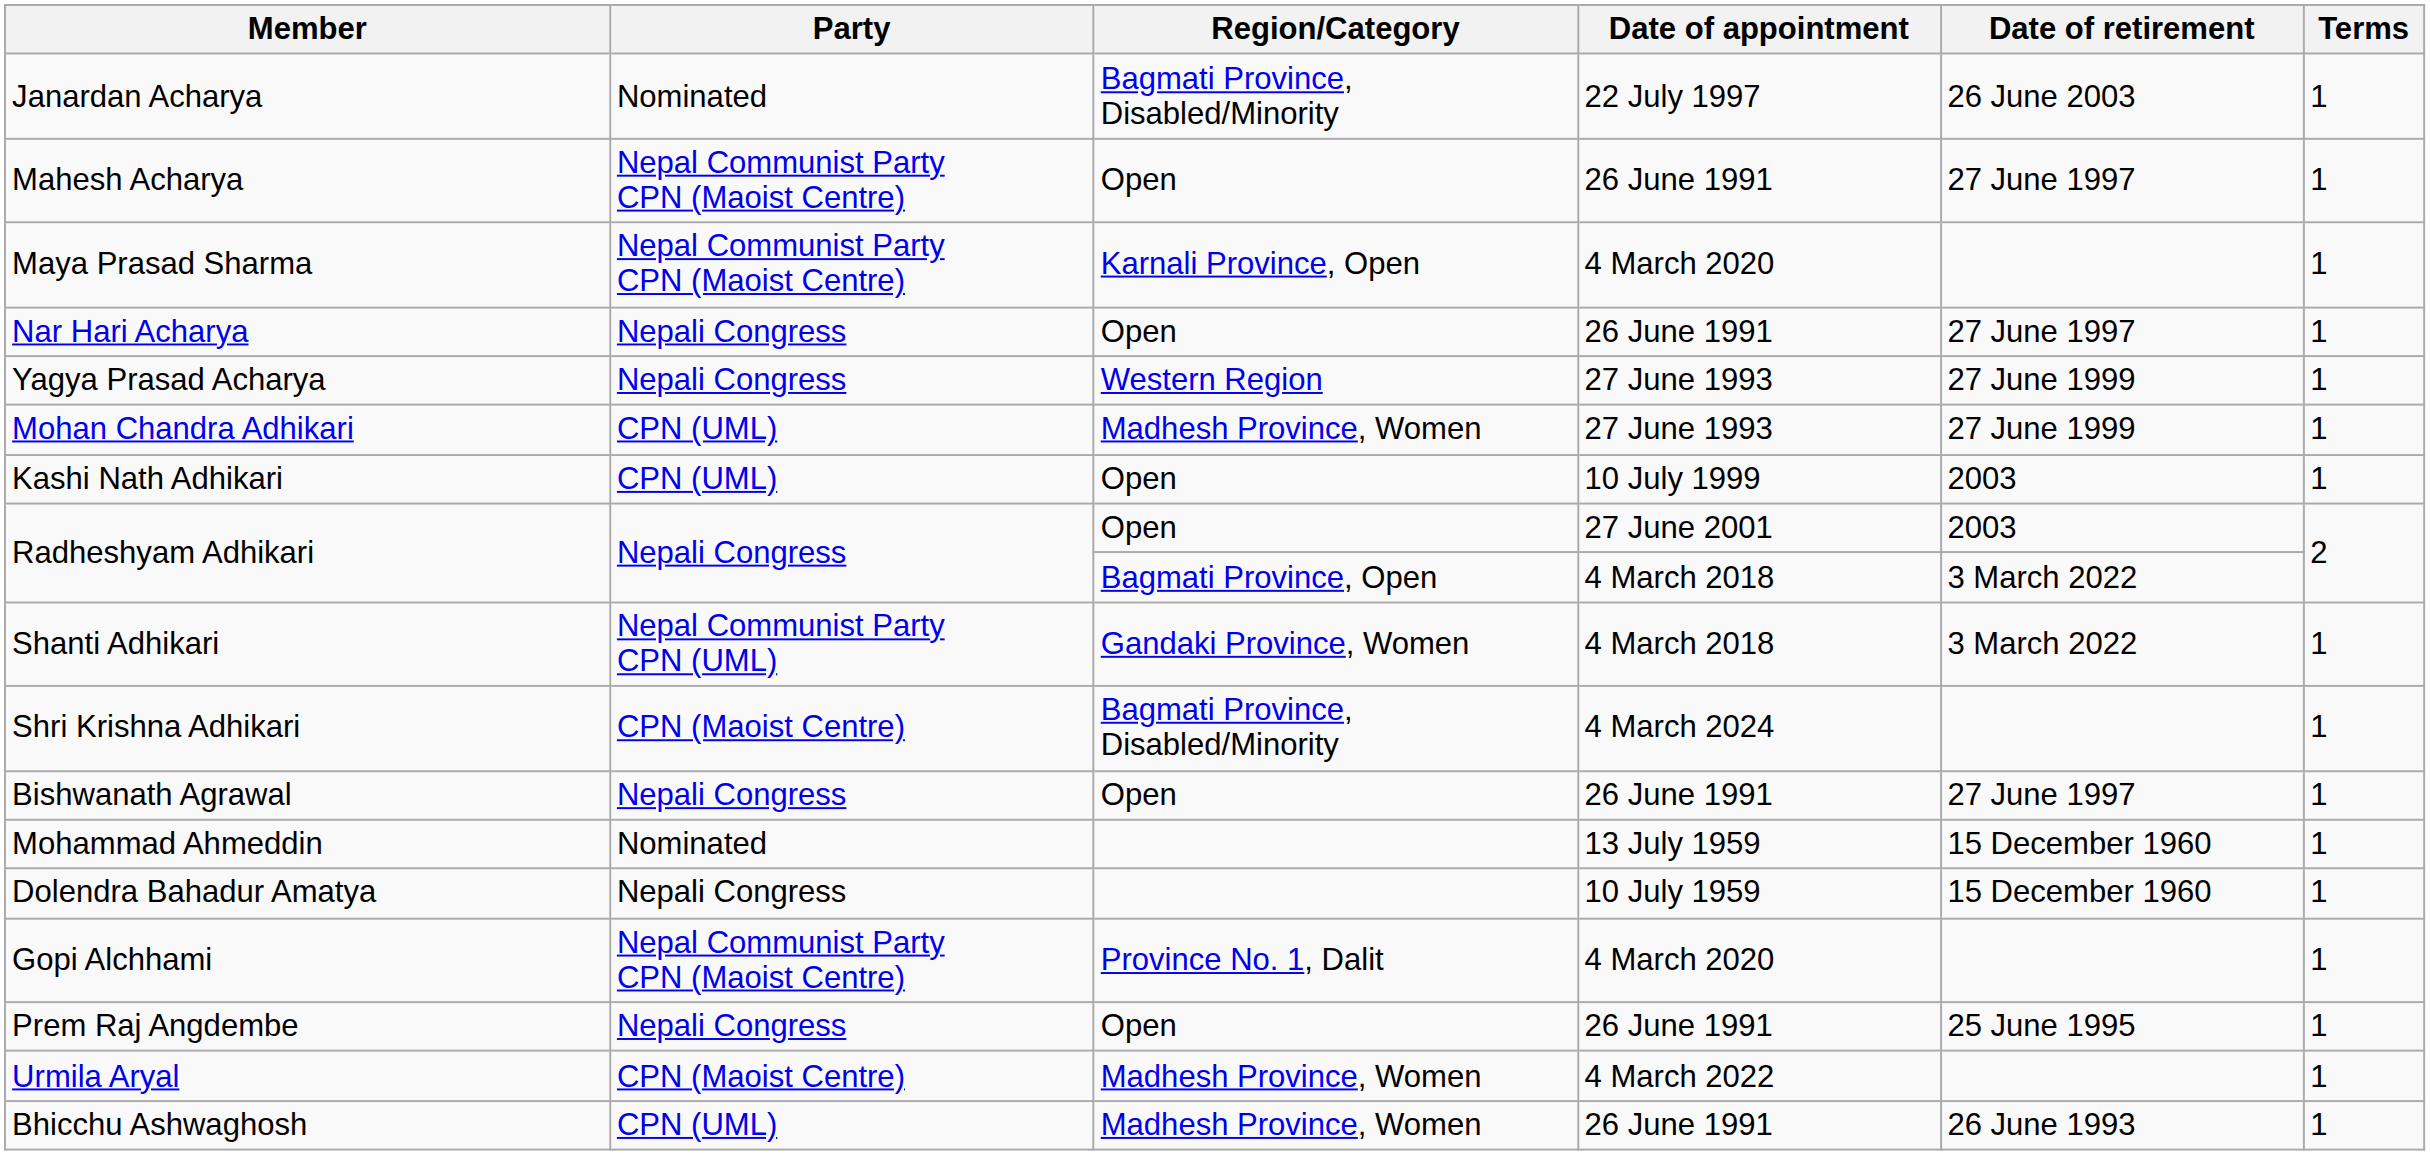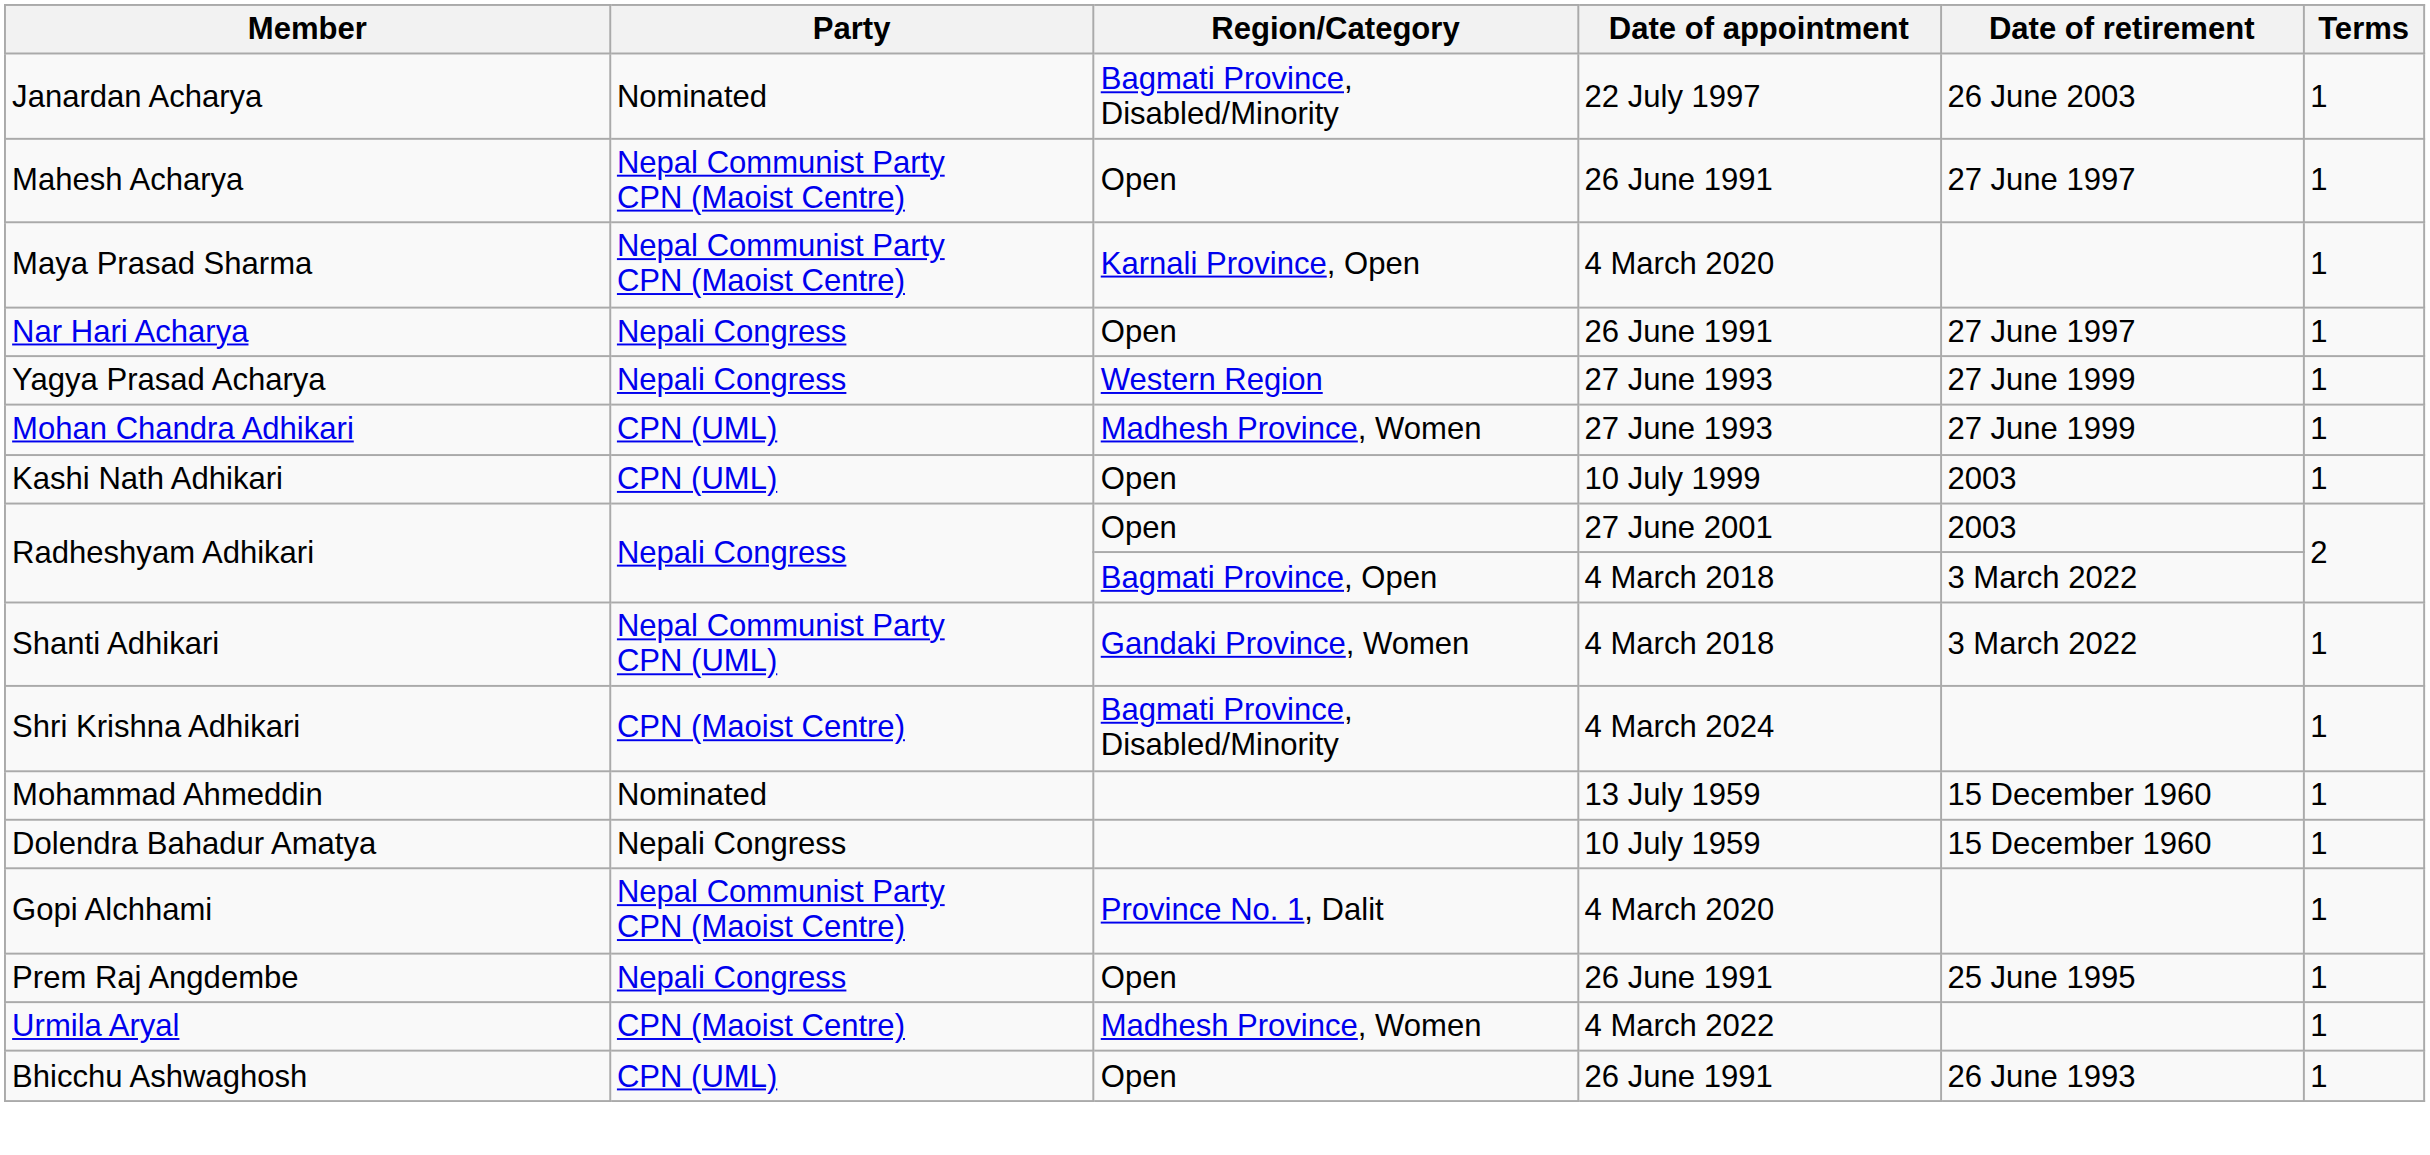- row: (152, 794)
(1291, 1124) Madhesh Province, Women -> (1139, 1075) Open
